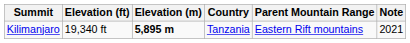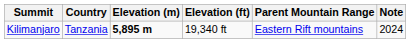columns swapped: (97, 13) <-> (228, 13)
(391, 30) 2021 -> (391, 30) 2024
